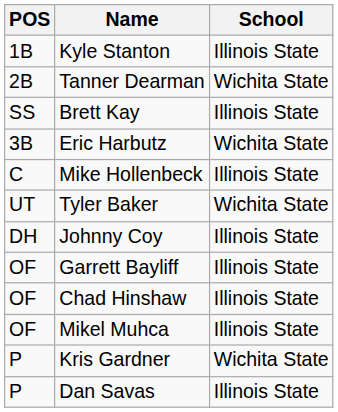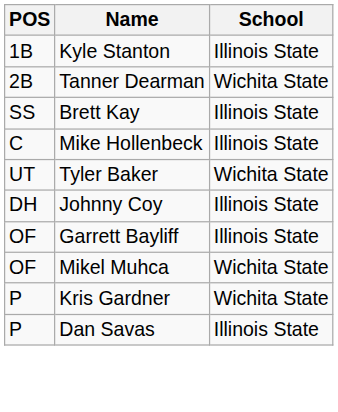- row: (113, 143)
- row: (123, 298)
(266, 329) Illinois State -> (271, 267) Wichita State
